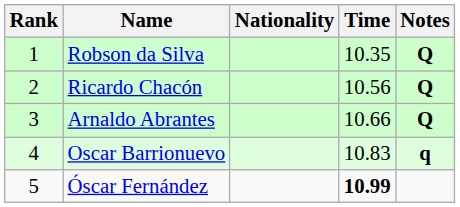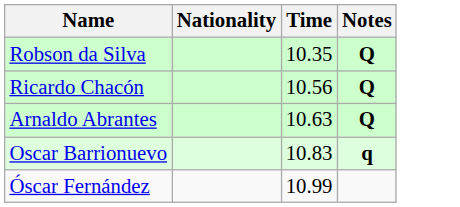- column: (34, 20)
(367, 119) 10.66 -> (309, 119) 10.63
(367, 185) bold -> (309, 185) normal
